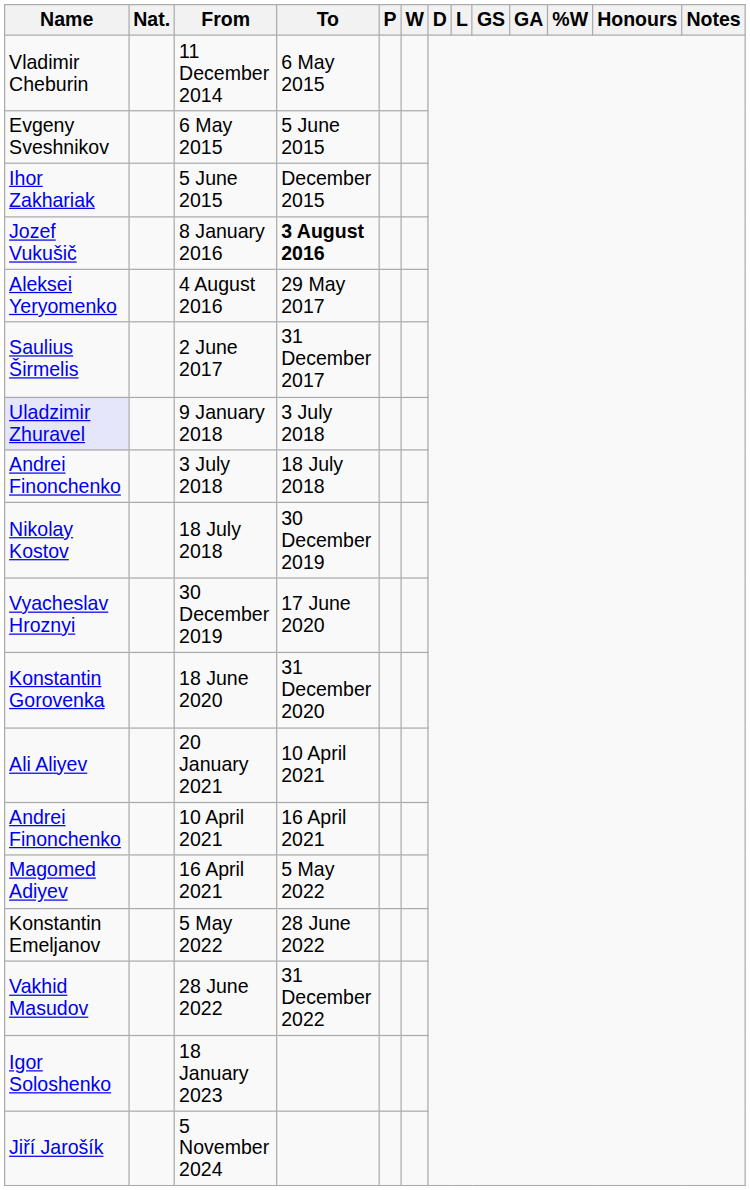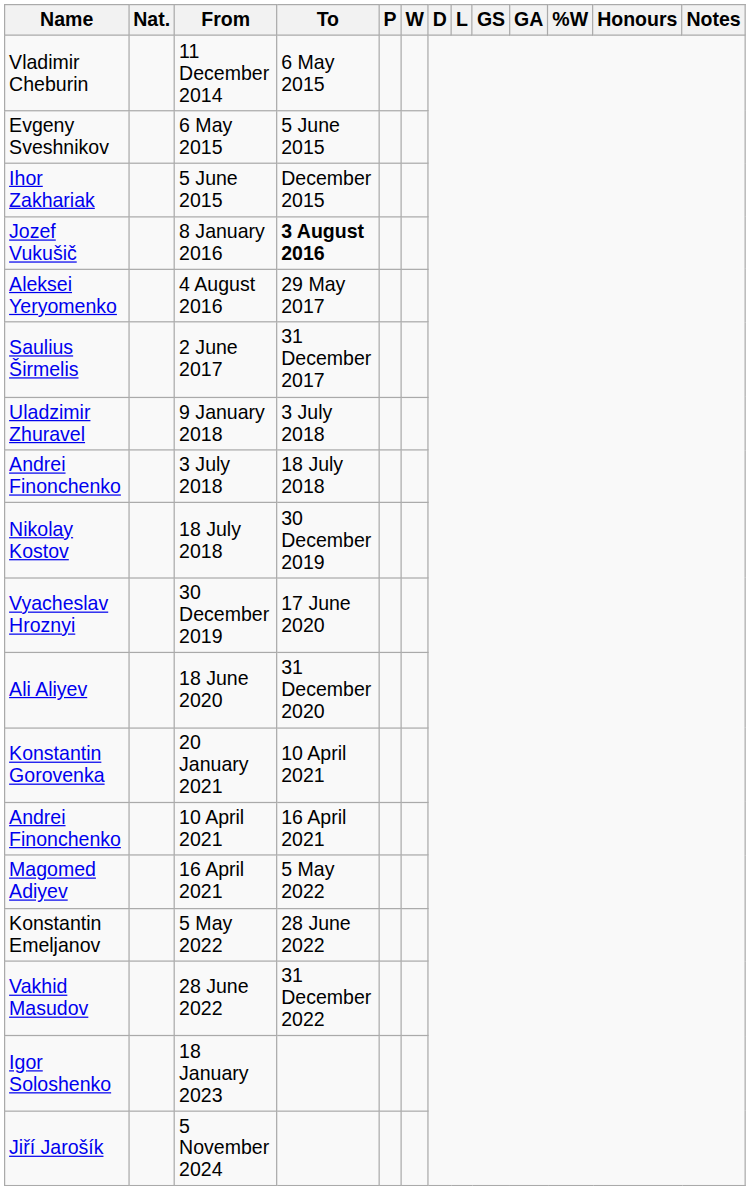(50, 423) lavender background -> (50, 423) no background
(57, 689) Konstantin Gorovenka -> (48, 689) Ali Aliyev
(48, 764) Ali Aliyev -> (57, 764) Konstantin Gorovenka
